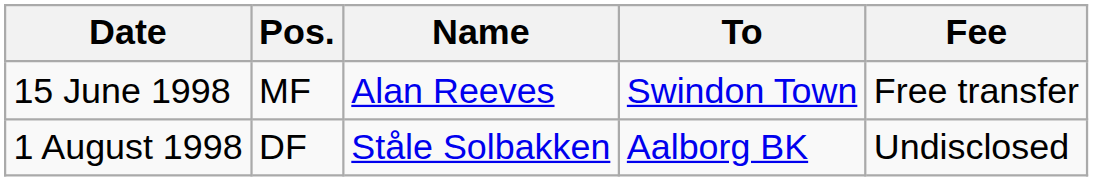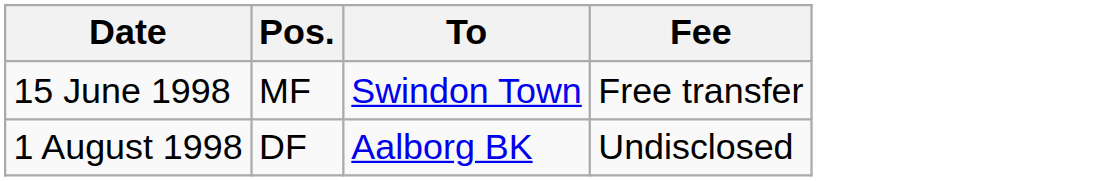- column: (481, 32)
